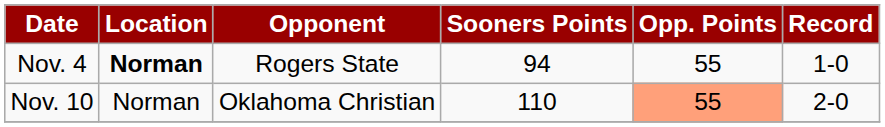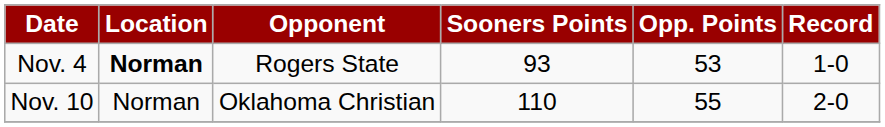(537, 63) 94 -> (537, 63) 93
(708, 63) 55 -> (708, 63) 53
(708, 102) lightsalmon background -> (708, 102) no background
